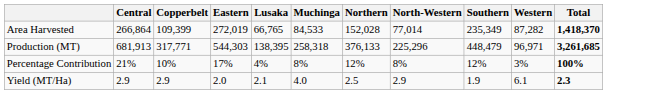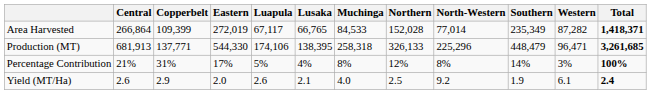+ column: (273, 13)
(578, 30) 1,418,370 -> (622, 30) 1,418,371
(174, 47) 317,771 -> (174, 47) 137,771
(230, 47) 544,303 -> (230, 47) 544,330
(362, 47) 376,133 -> (406, 47) 326,133
(529, 47) 96,971 -> (572, 47) 96,471
(166, 64) 10% -> (166, 64) 31%
(477, 64) 12% -> (520, 64) 14%
(123, 81) 2.9 -> (123, 81) 2.6
(399, 81) 2.9 -> (443, 81) 9.2
(564, 81) 2.3 -> (607, 81) 2.4
